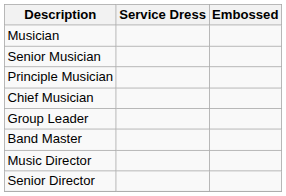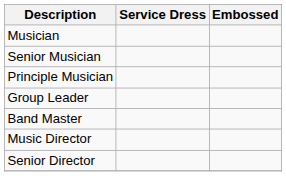- row: (50, 98)
